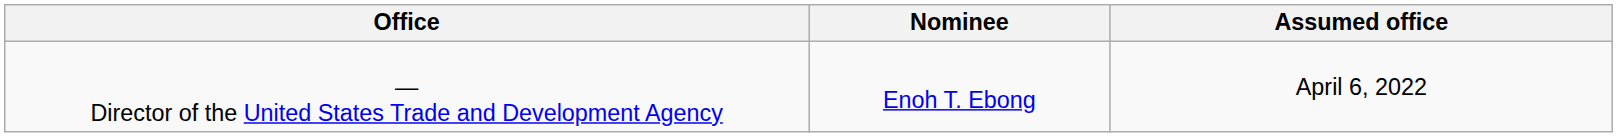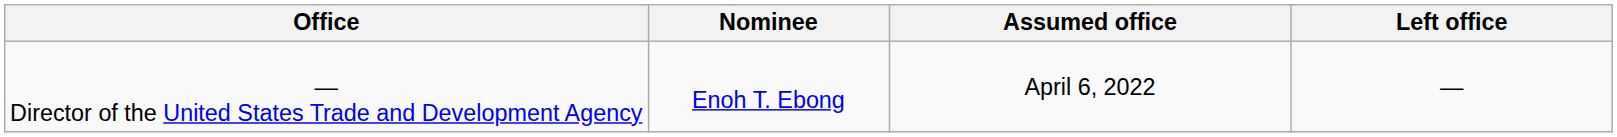+ column: (1452, 23)
